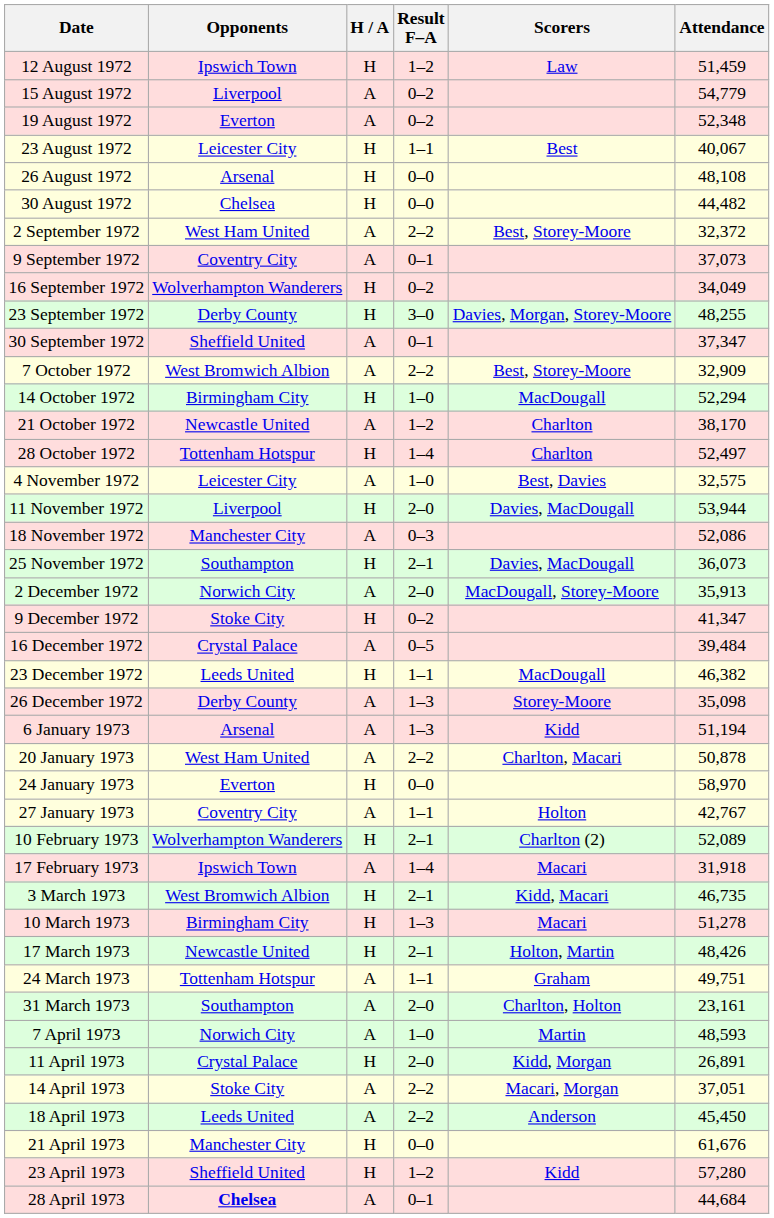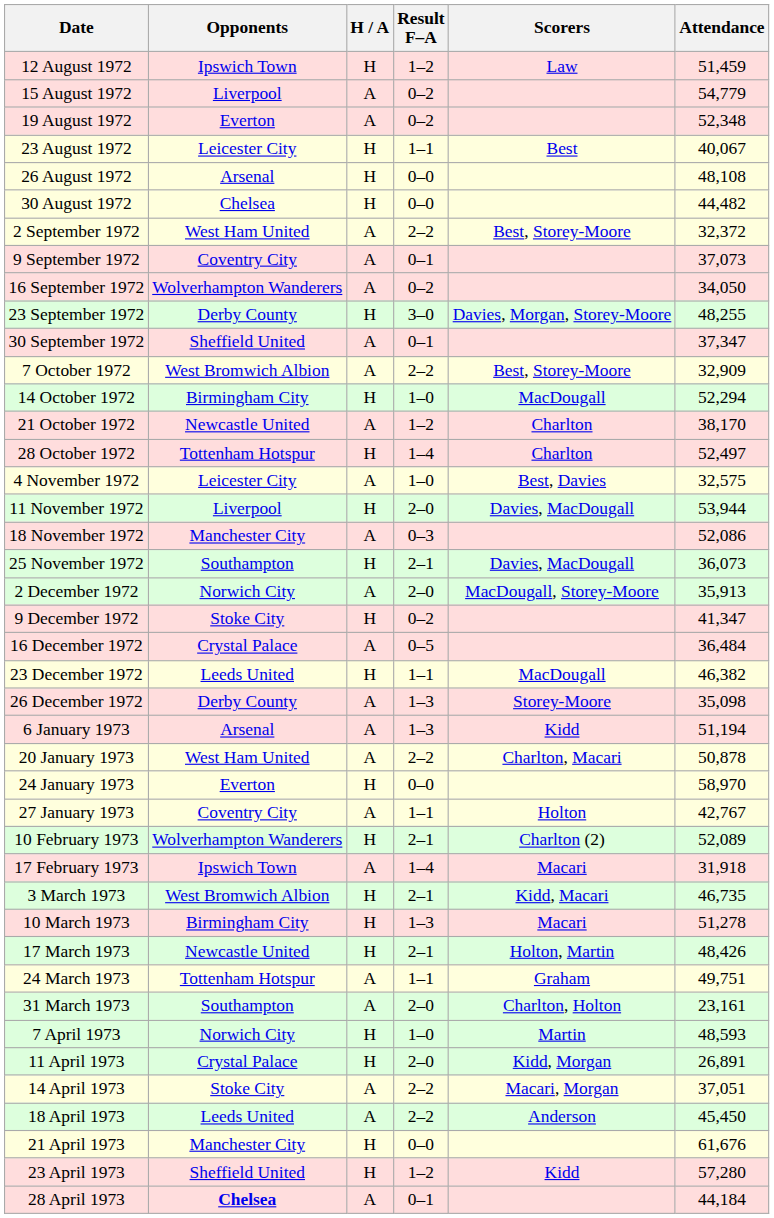(370, 286) H -> (370, 286) A
(722, 286) 34,049 -> (722, 286) 34,050
(722, 646) 39,484 -> (722, 646) 36,484
(370, 1033) A -> (370, 1033) H
(722, 1199) 44,684 -> (722, 1199) 44,184
